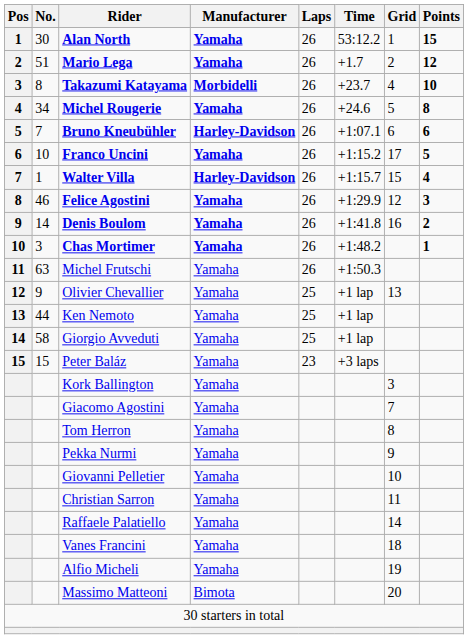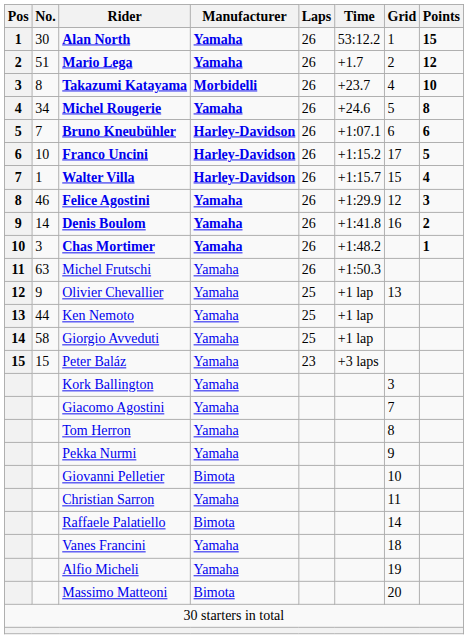(218, 154) Yamaha -> (244, 154) Harley-Davidson
(216, 477) Yamaha -> (214, 477) Bimota
(216, 523) Yamaha -> (214, 523) Bimota
